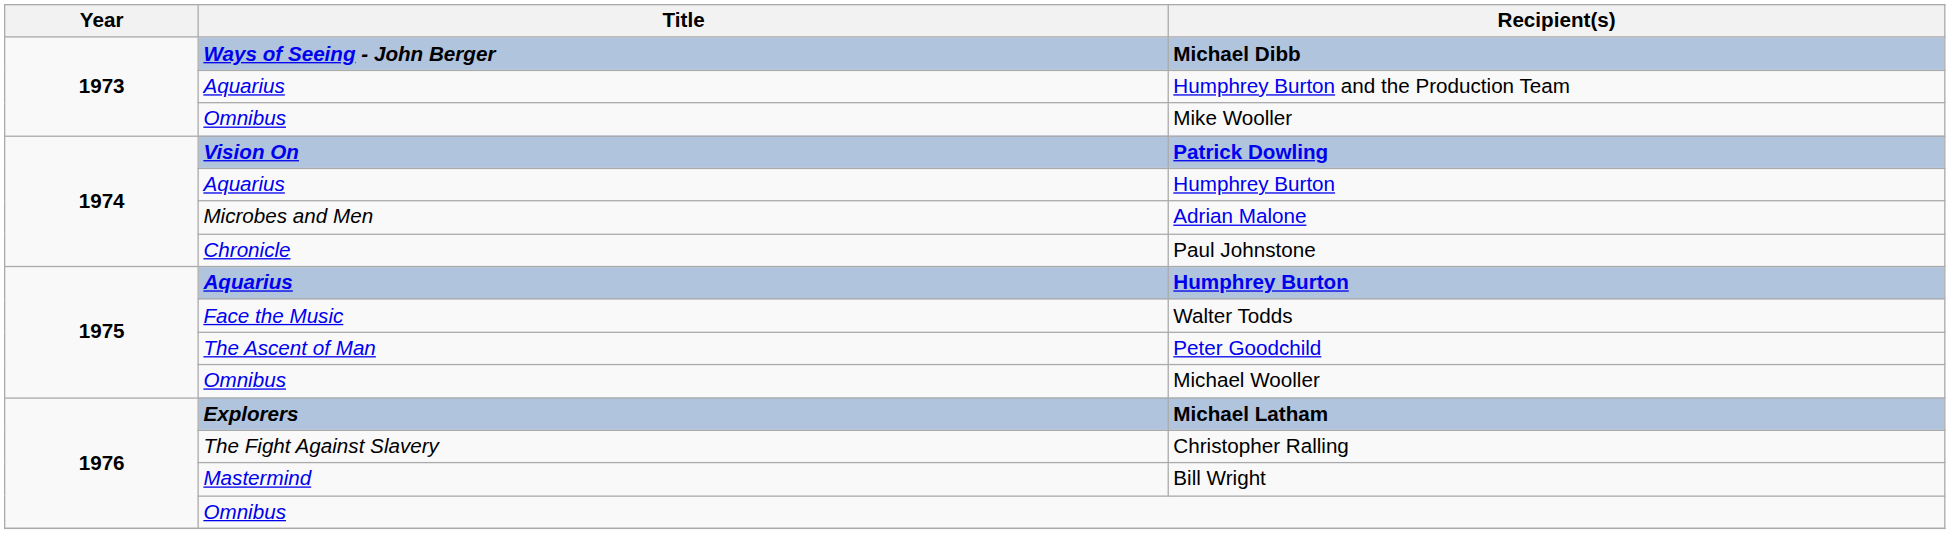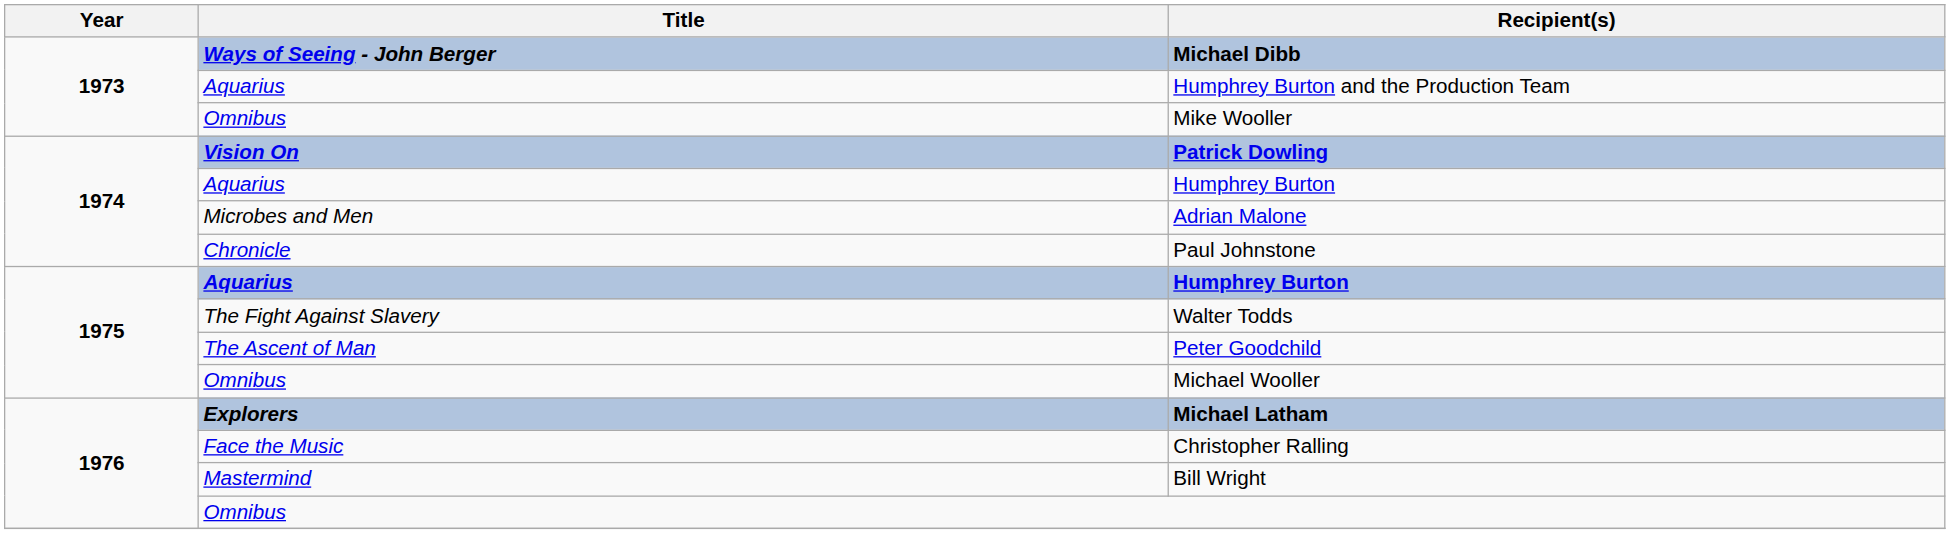(273, 315) Face the Music -> (321, 315) The Fight Against Slavery
(321, 446) The Fight Against Slavery -> (273, 446) Face the Music
